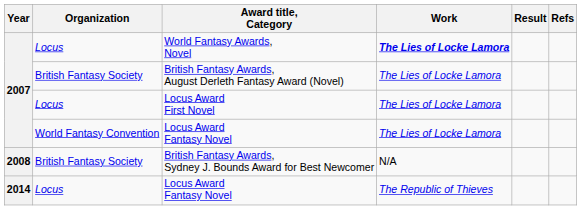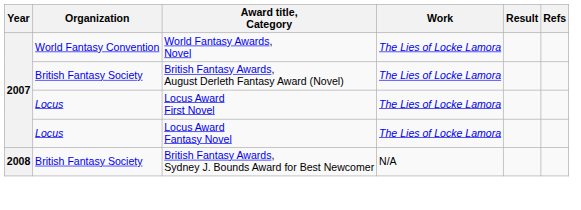(49, 47) Locus -> (97, 47) World Fantasy Convention
(444, 47) bold -> (440, 47) normal
(97, 133) World Fantasy Convention -> (49, 133) Locus
- row: (19, 190)
